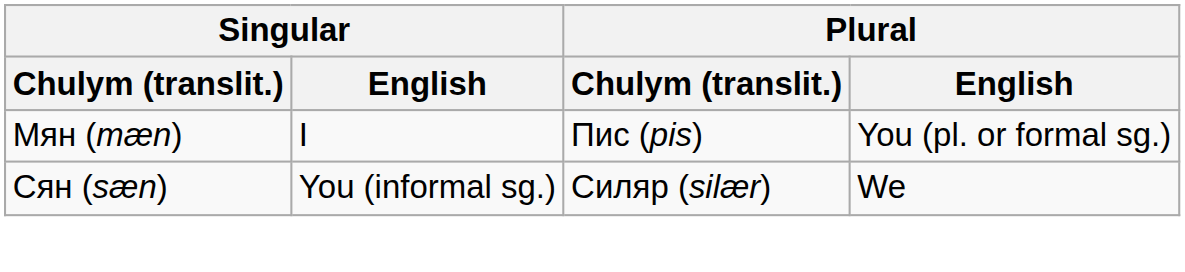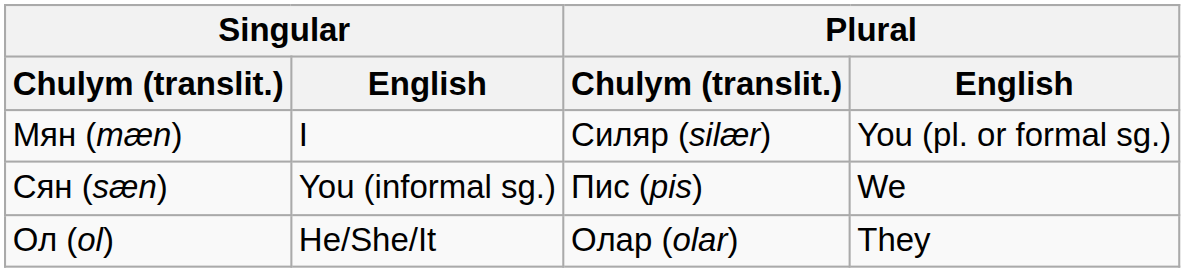(637, 135) Пис (pis) -> (671, 135) Силяр (silær)
(671, 187) Силяр (silær) -> (637, 187) Пис (pis)
+ row: (63, 239)
